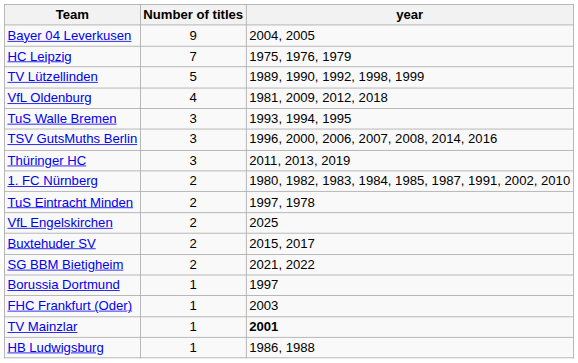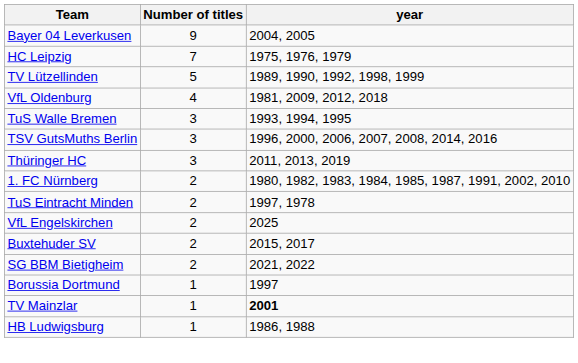- row: (70, 306)
